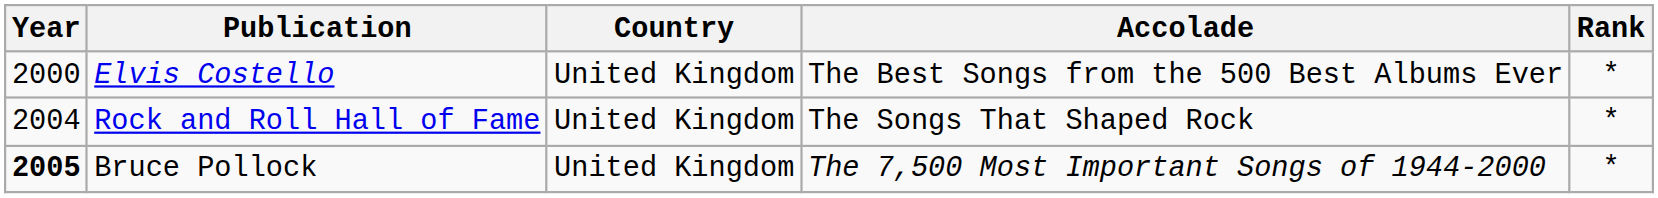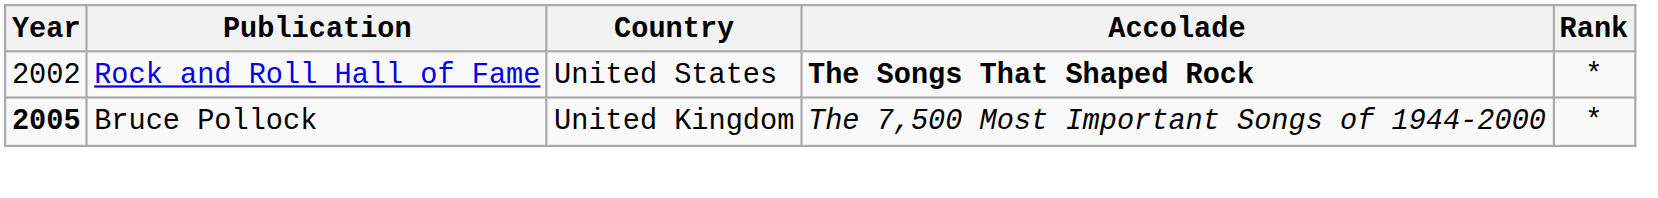- row: (214, 75)
(46, 122) 2004 -> (46, 75) 2002
(674, 122) United Kingdom -> (666, 75) United States
(1031, 122) normal -> (1031, 75) bold
